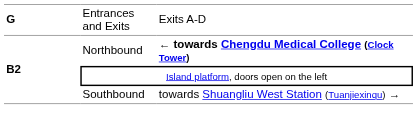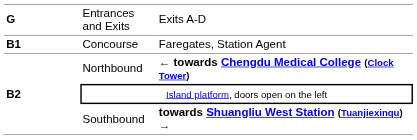+ row: (110, 44)
(280, 94) normal -> (281, 119) bold
